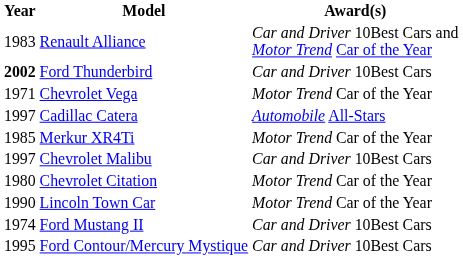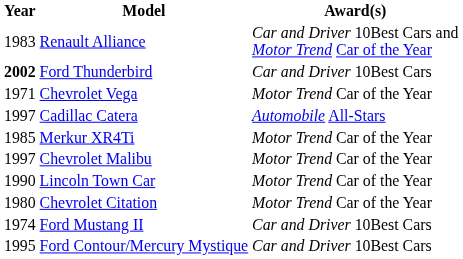(342, 159) Car and Driver 10Best Cars -> (342, 159) Motor Trend Car of the Year
rows swapped: (97, 202) <-> (98, 181)
